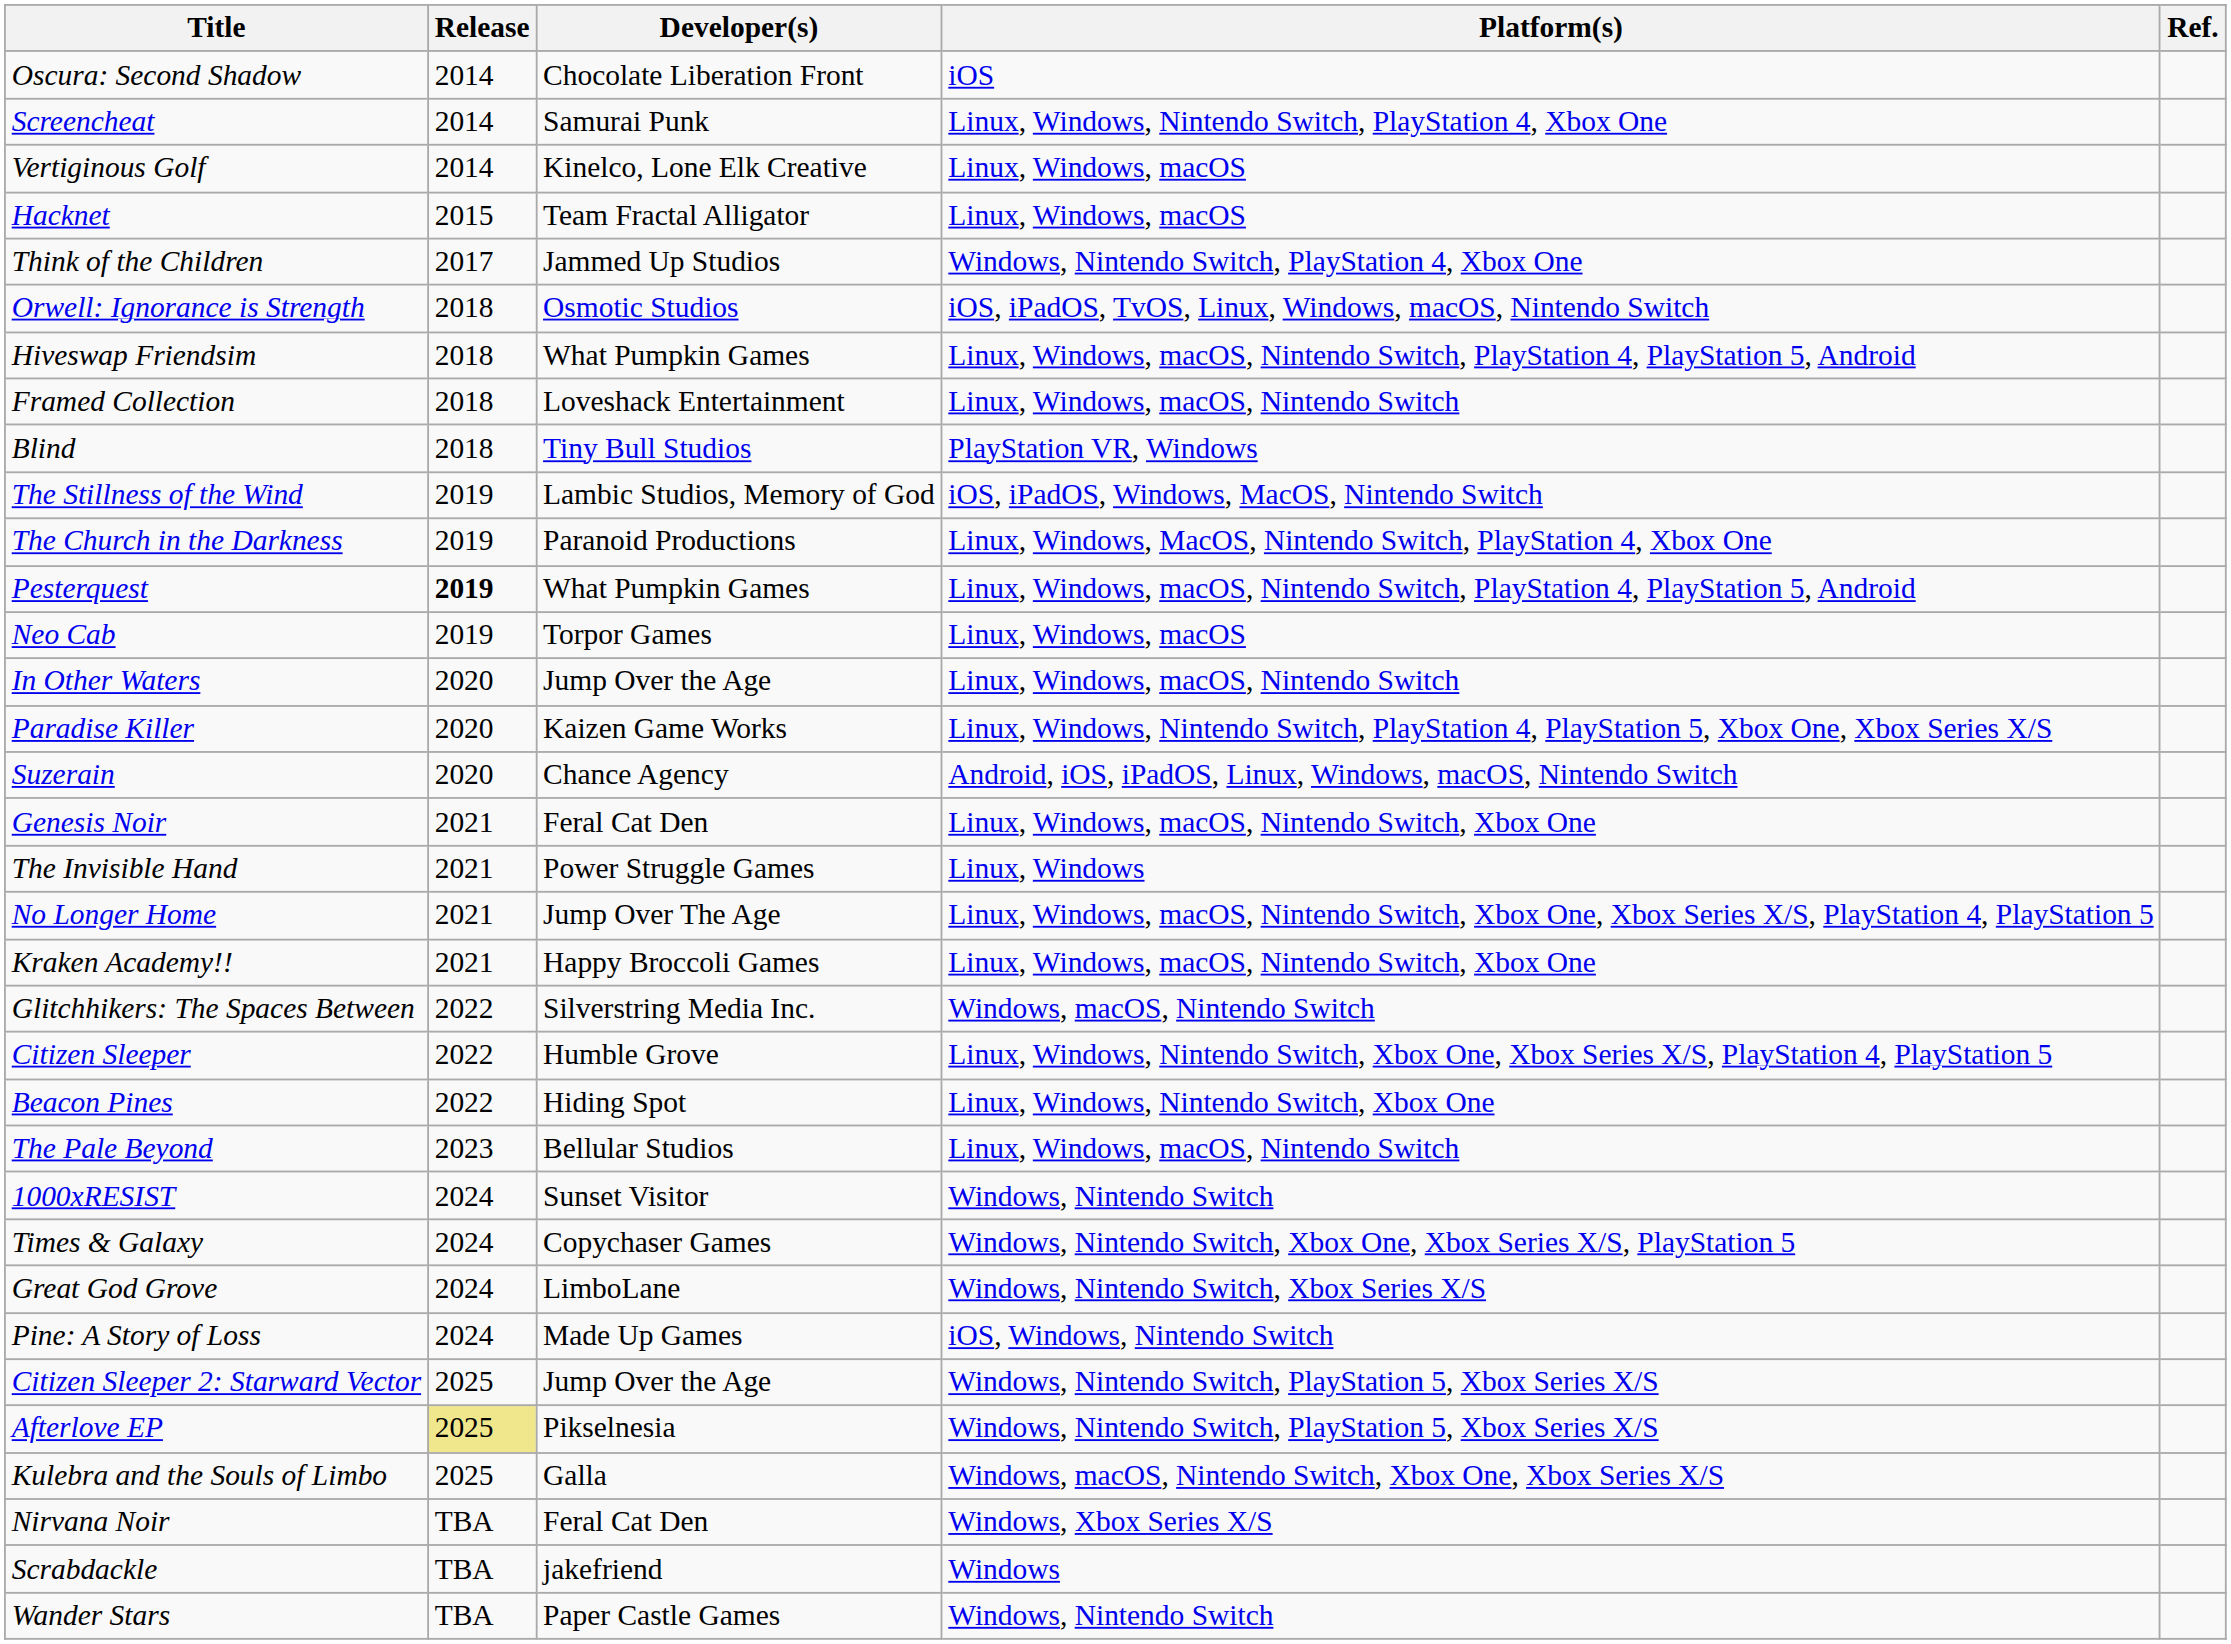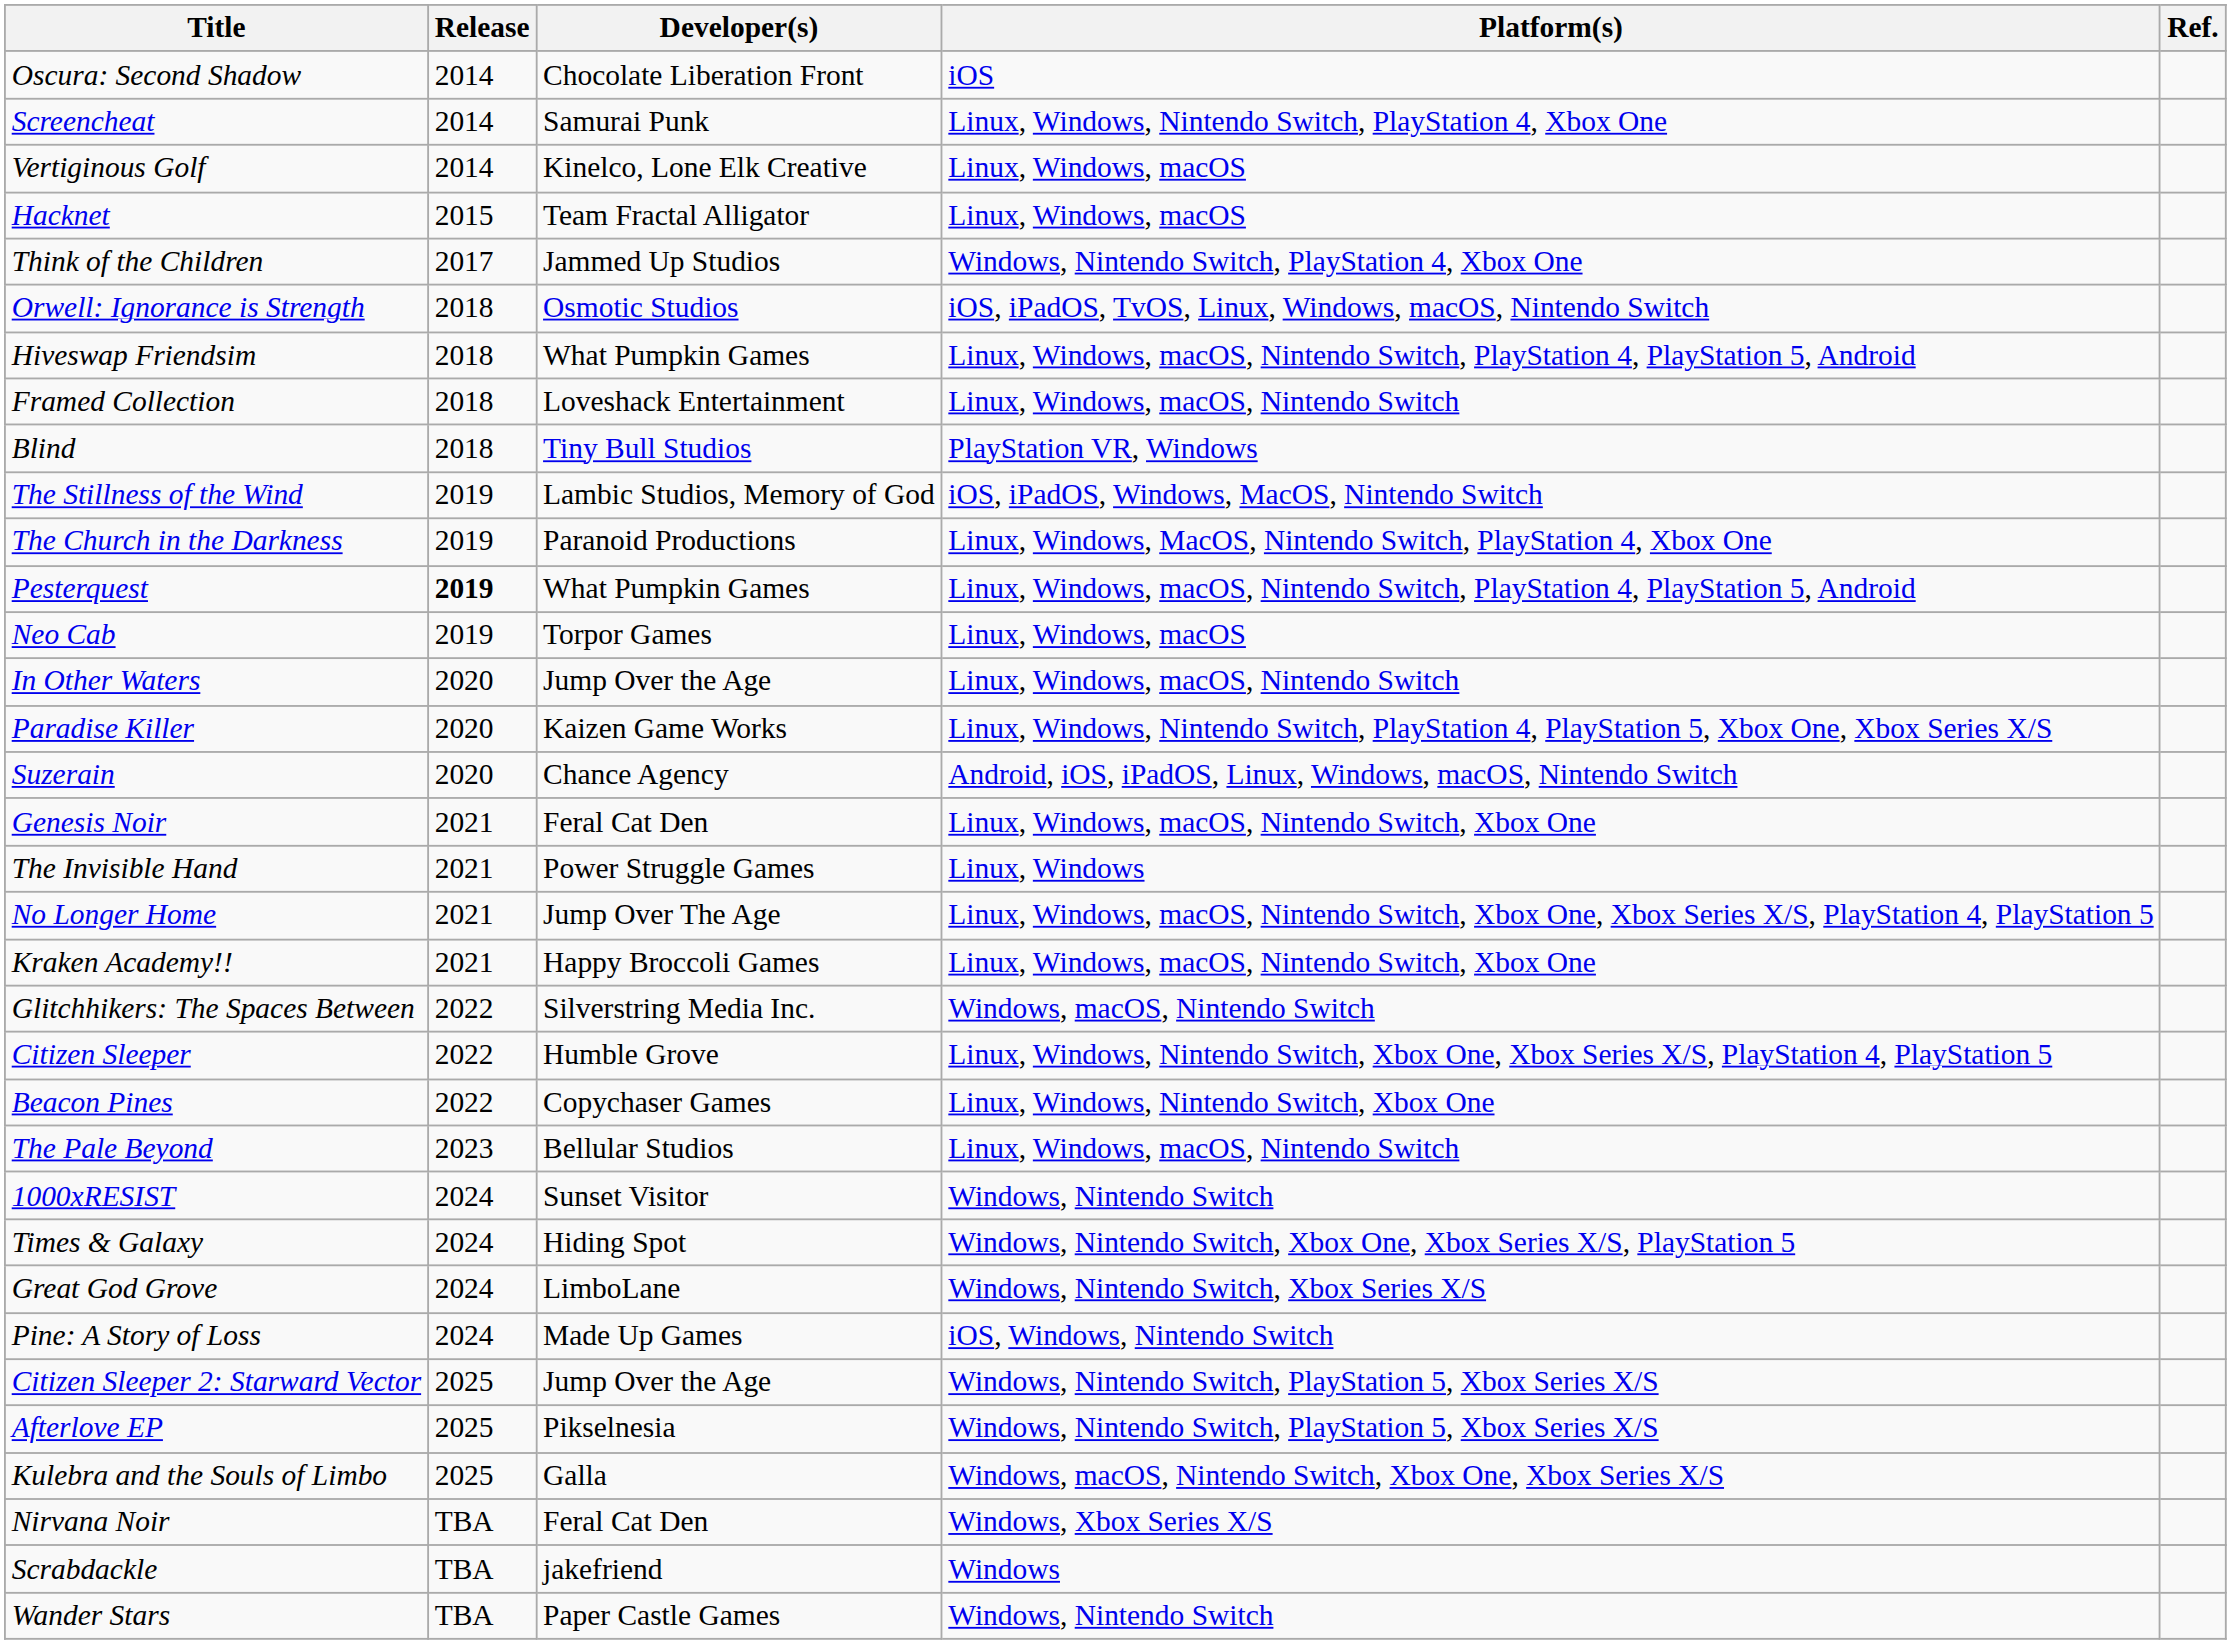(615, 1101) Hiding Spot -> (657, 1101) Copychaser Games
(657, 1241) Copychaser Games -> (615, 1241) Hiding Spot
(464, 1428) khaki background -> (464, 1428) no background
